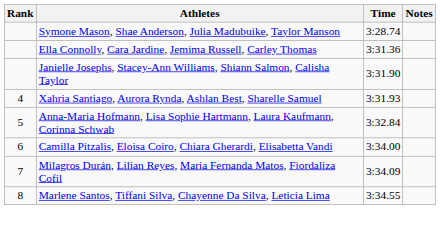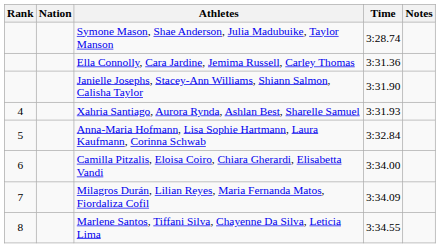+ column: (55, 13)
